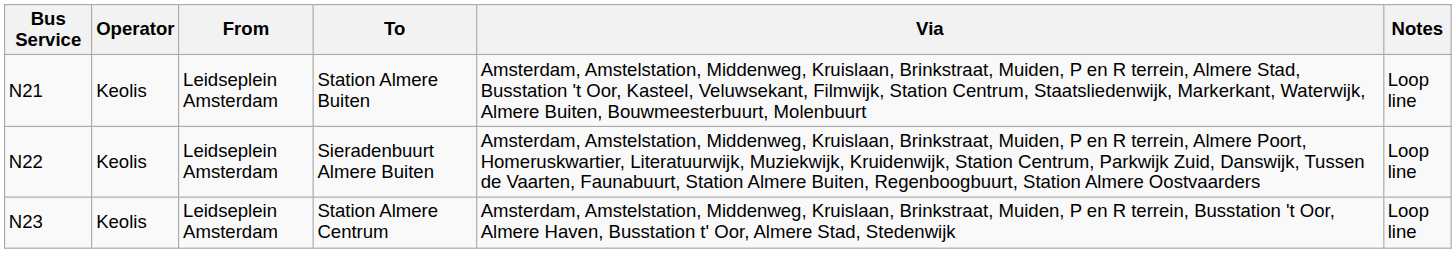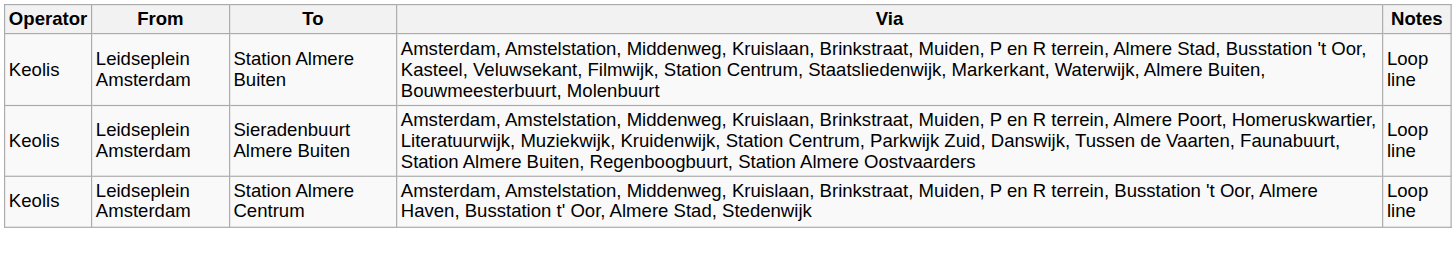- column: (48, 29)
